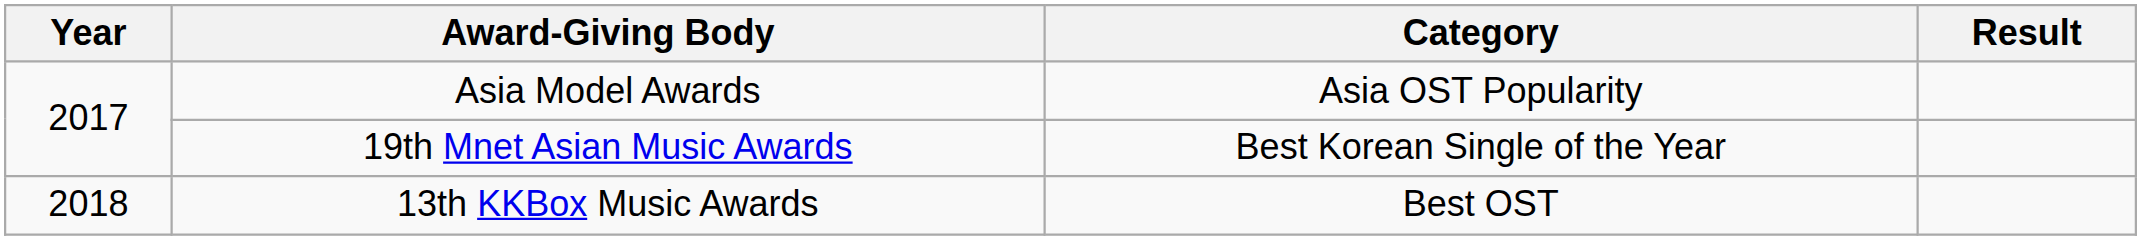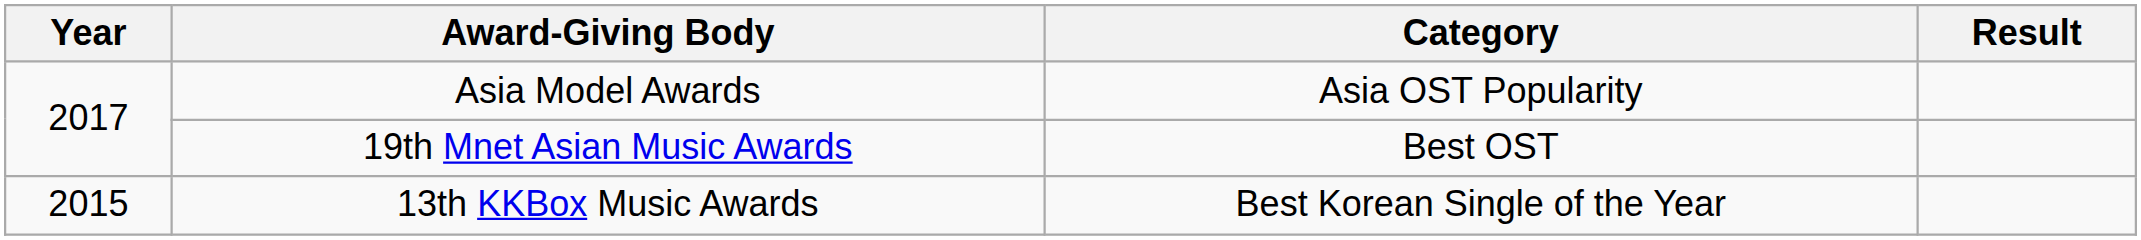(1481, 147) Best Korean Single of the Year -> (1481, 147) Best OST
(88, 204) 2018 -> (88, 204) 2015
(1481, 204) Best OST -> (1481, 204) Best Korean Single of the Year
